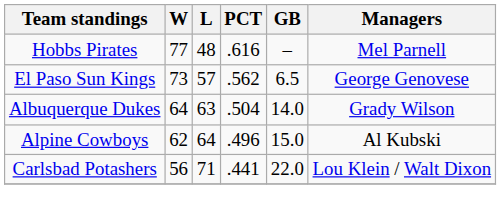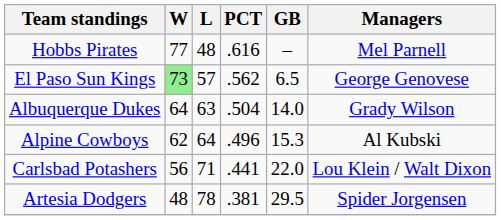(179, 79) no background -> (179, 79) lightgreen background
(287, 139) 15.0 -> (287, 139) 15.3
+ row: (85, 199)
